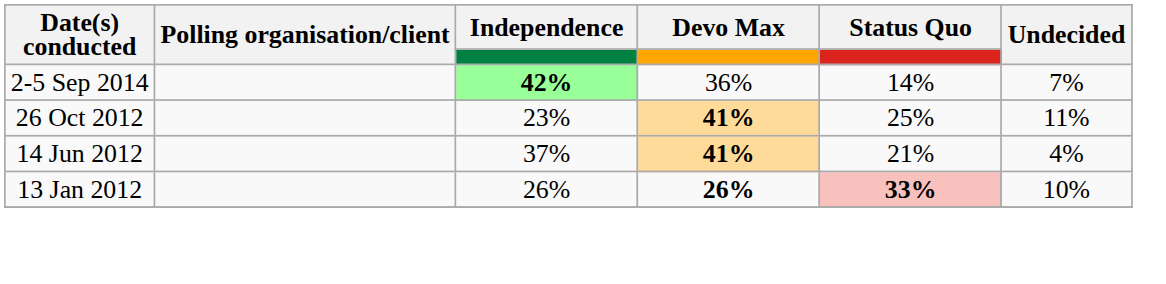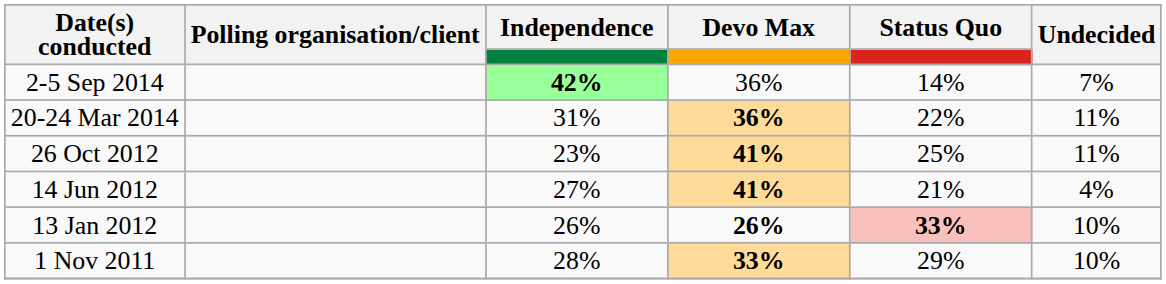+ row: (95, 118)
(547, 153) 37% -> (577, 189) 27%
+ row: (95, 261)
